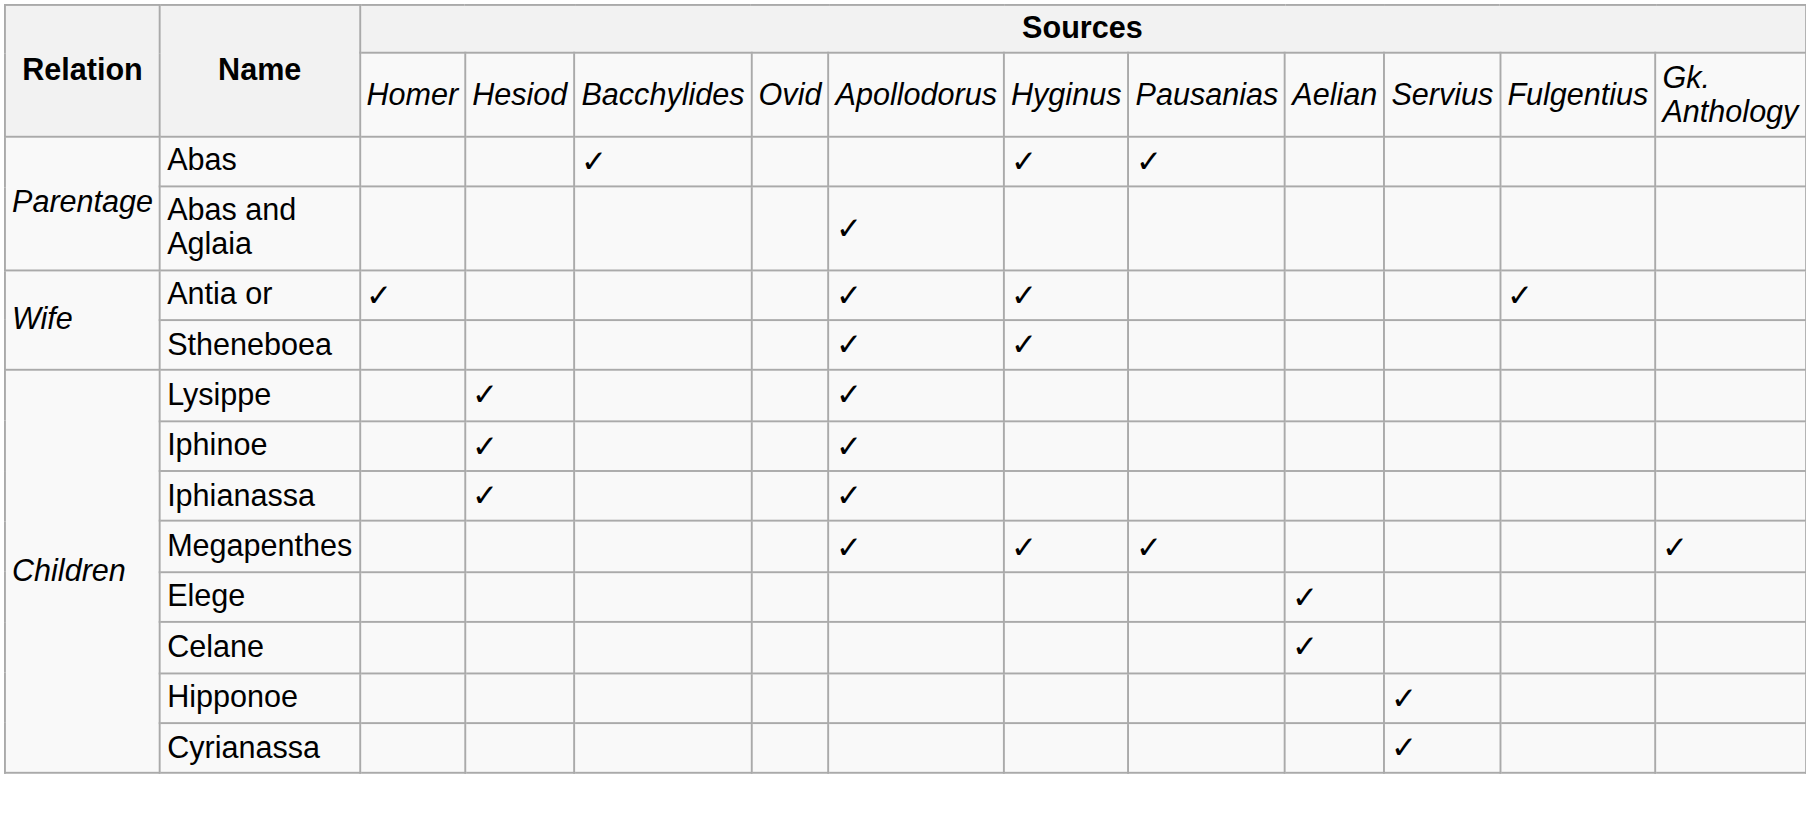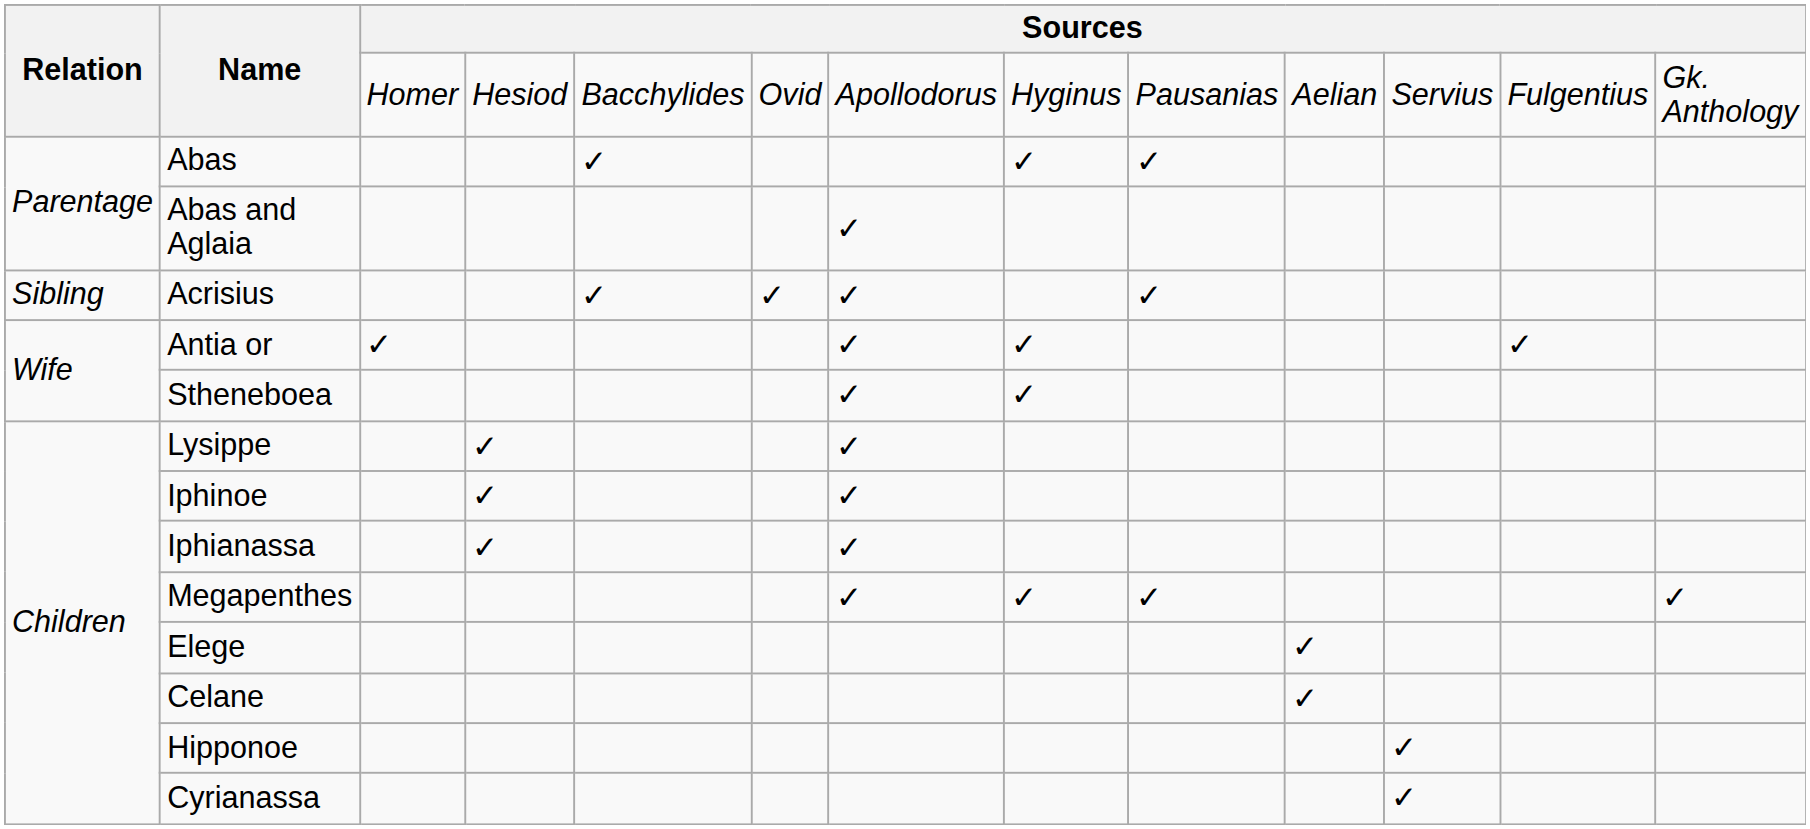+ row: (221, 294)
